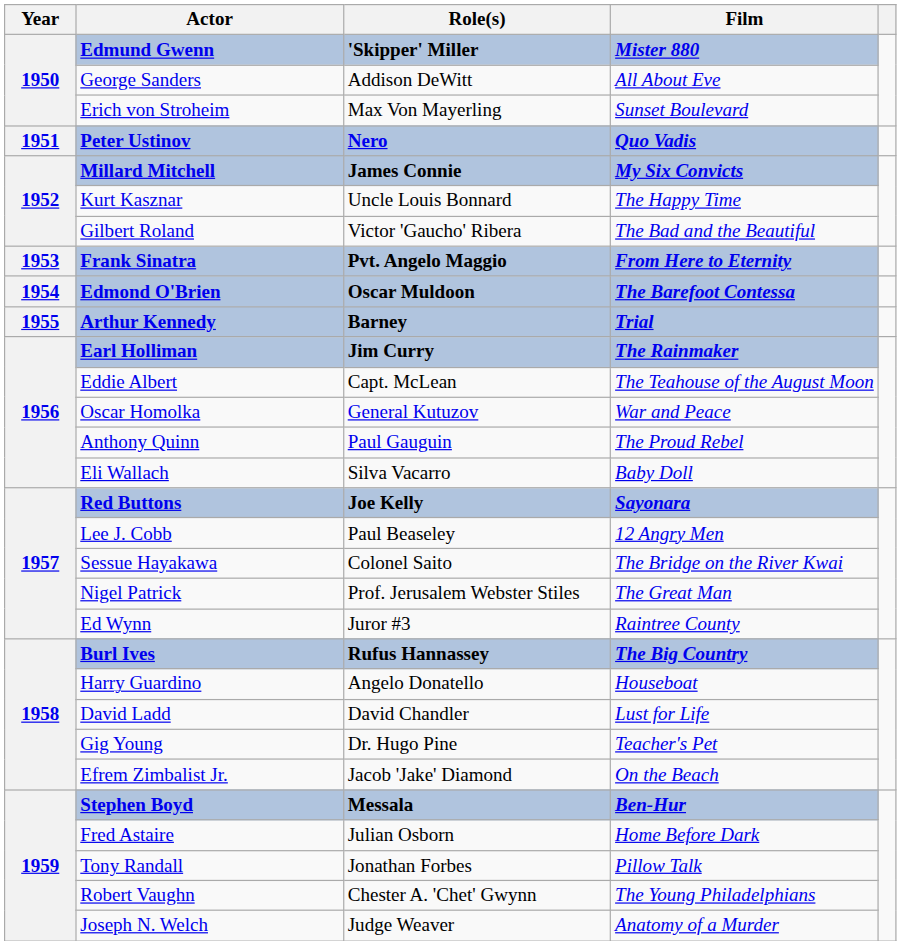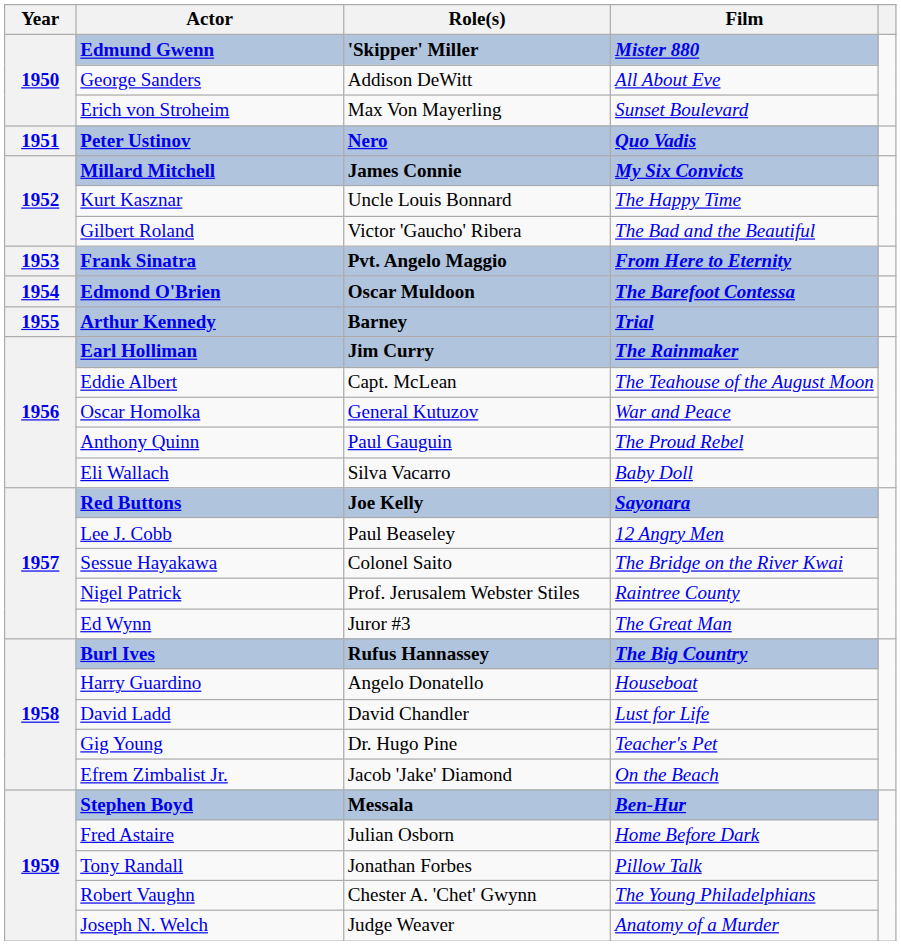(673, 593) The Great Man -> (677, 593) Raintree County
(677, 623) Raintree County -> (673, 623) The Great Man
